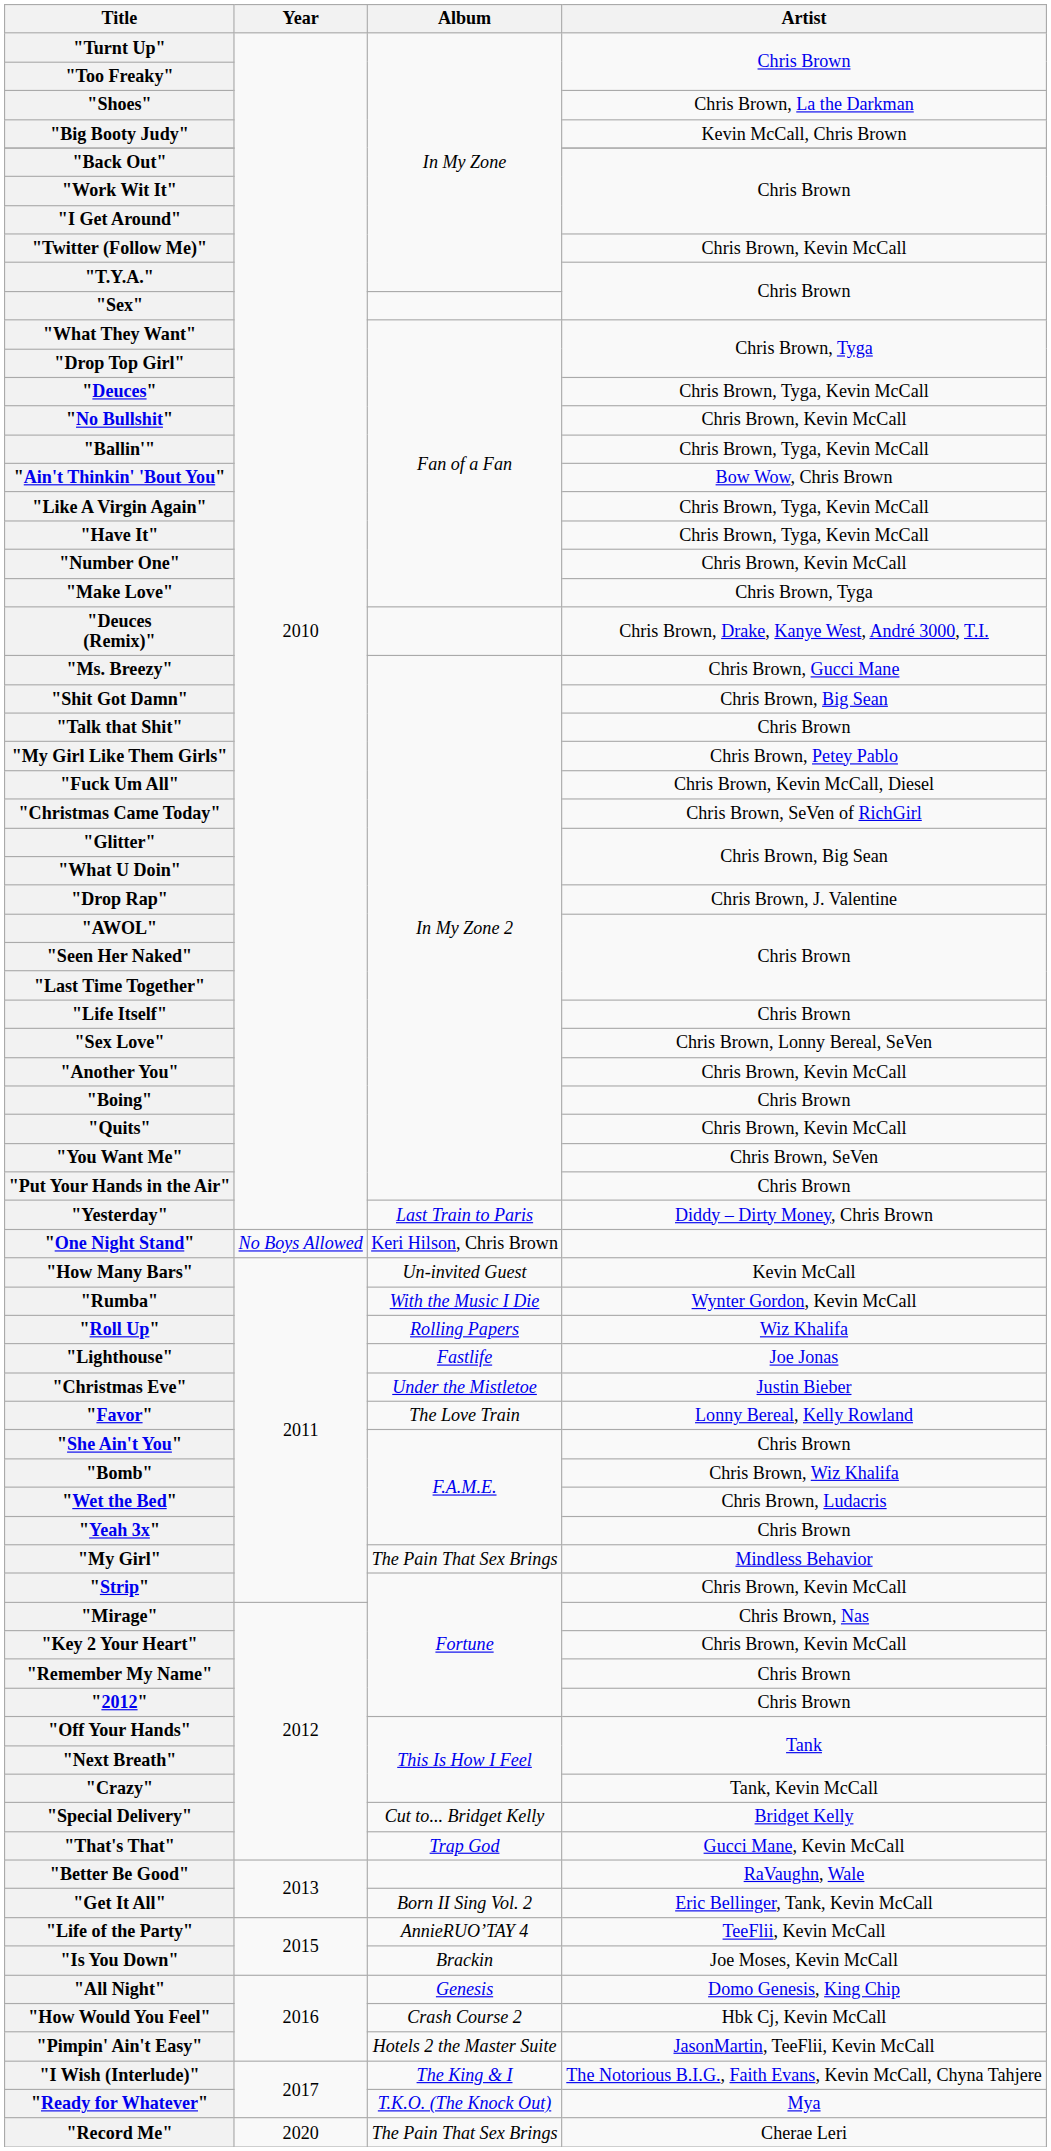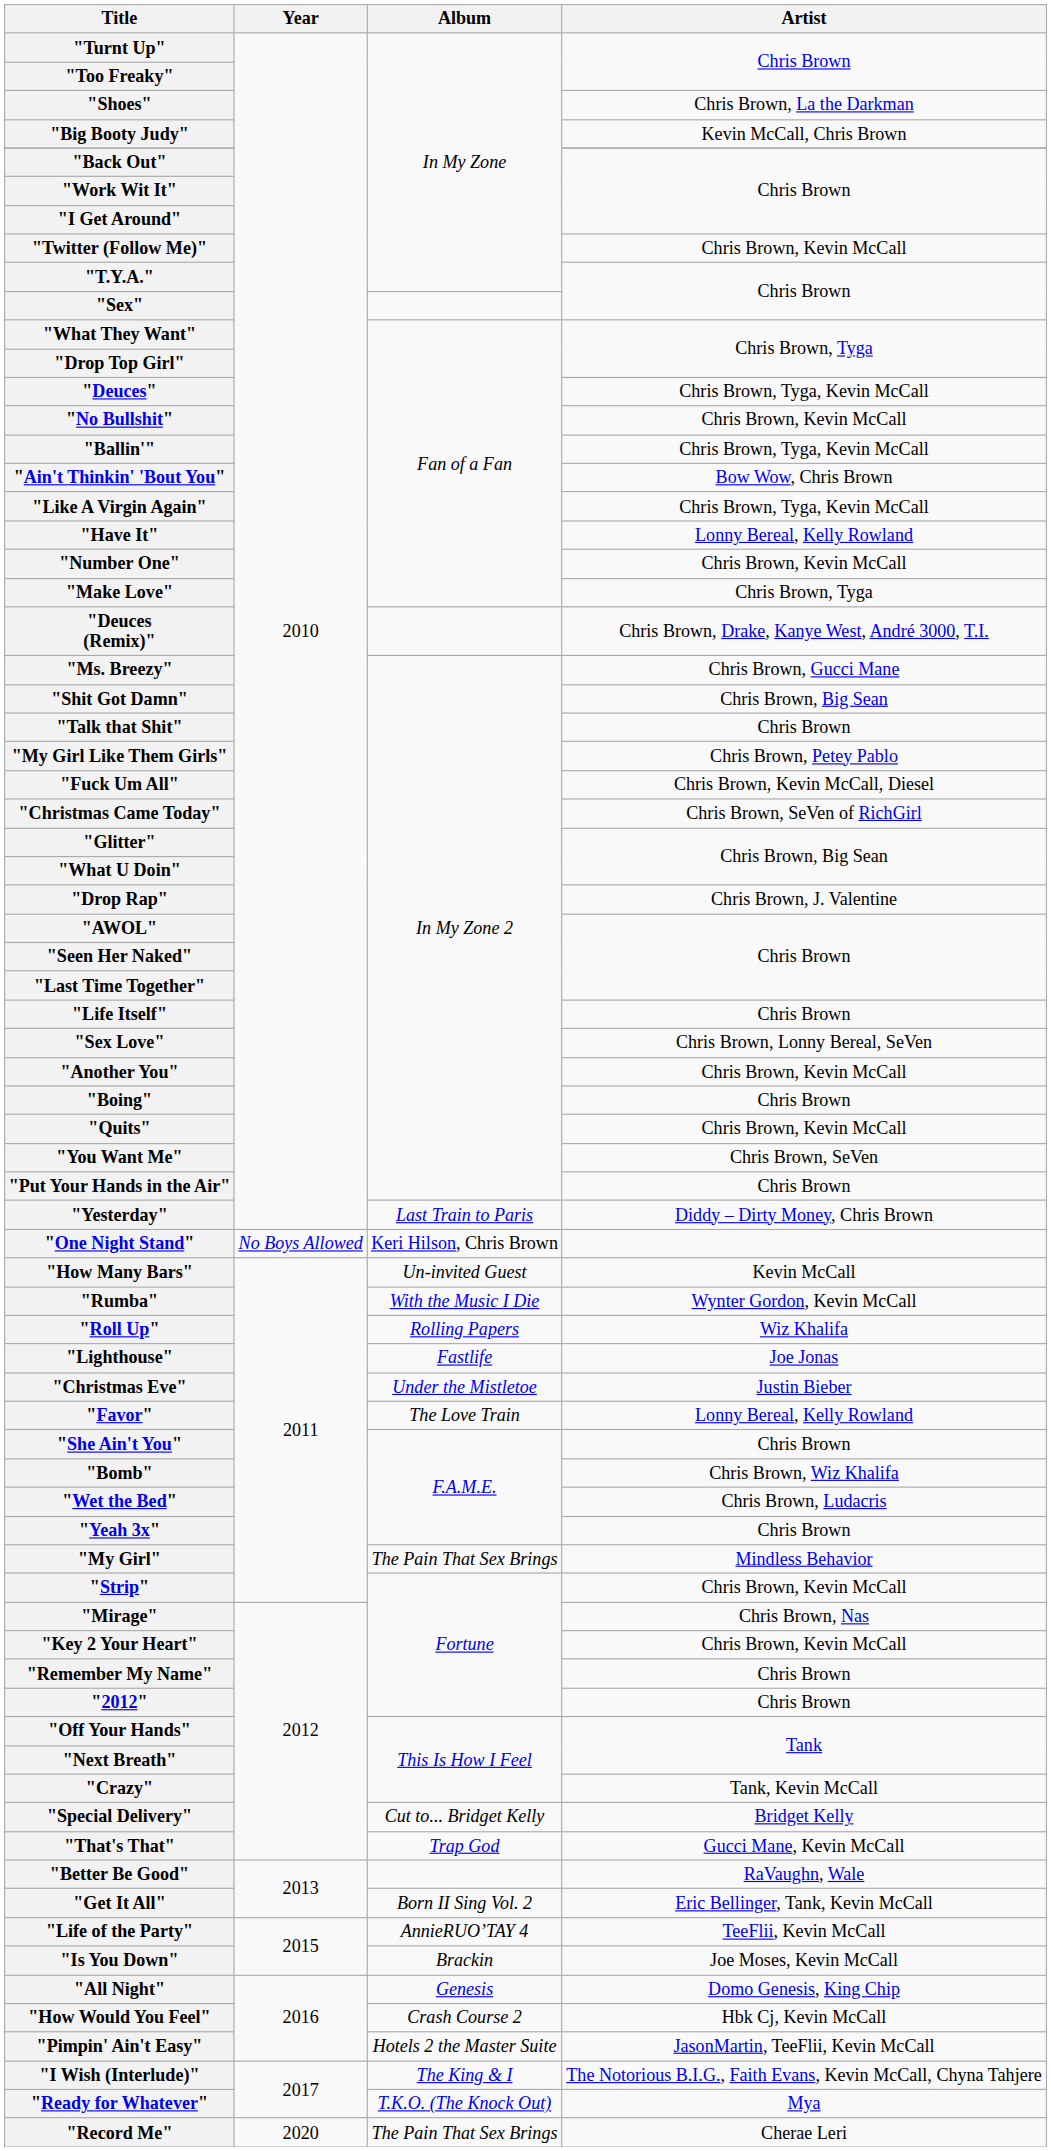(804, 534) Chris Brown, Tyga, Kevin McCall -> (804, 534) Lonny Bereal, Kelly Rowland
